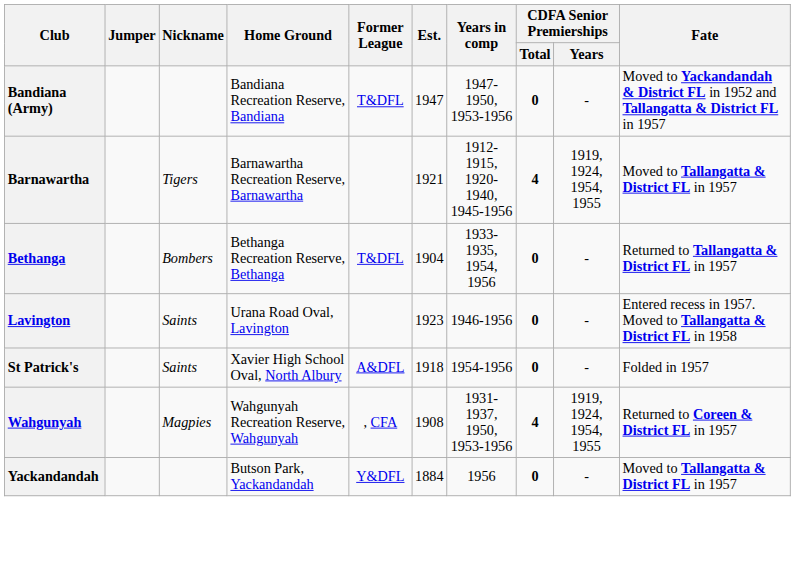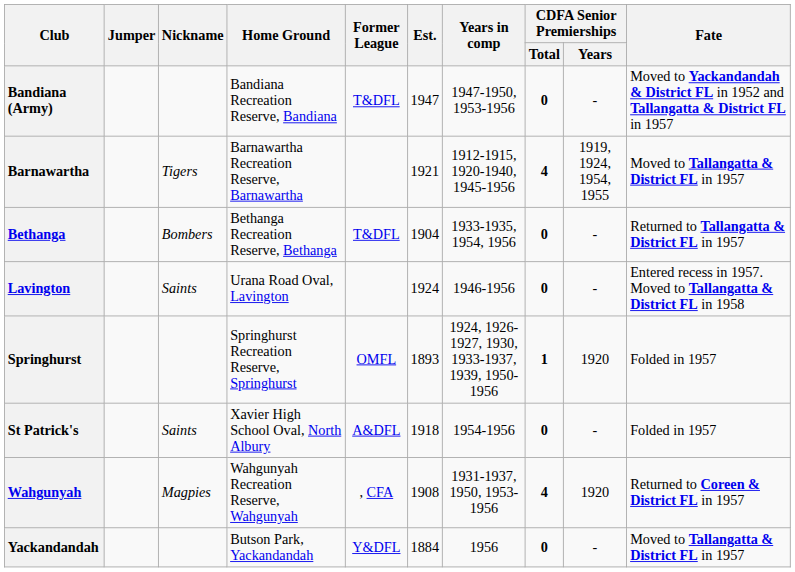(429, 320) 1923 -> (425, 288) 1924
+ row: (45, 359)
(587, 422) 1919, 1924, 1954, 1955 -> (595, 492) 1920
